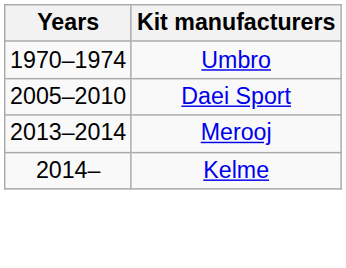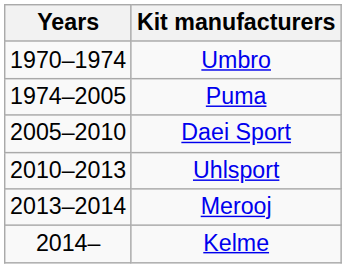+ row: (236, 96)
+ row: (236, 170)
